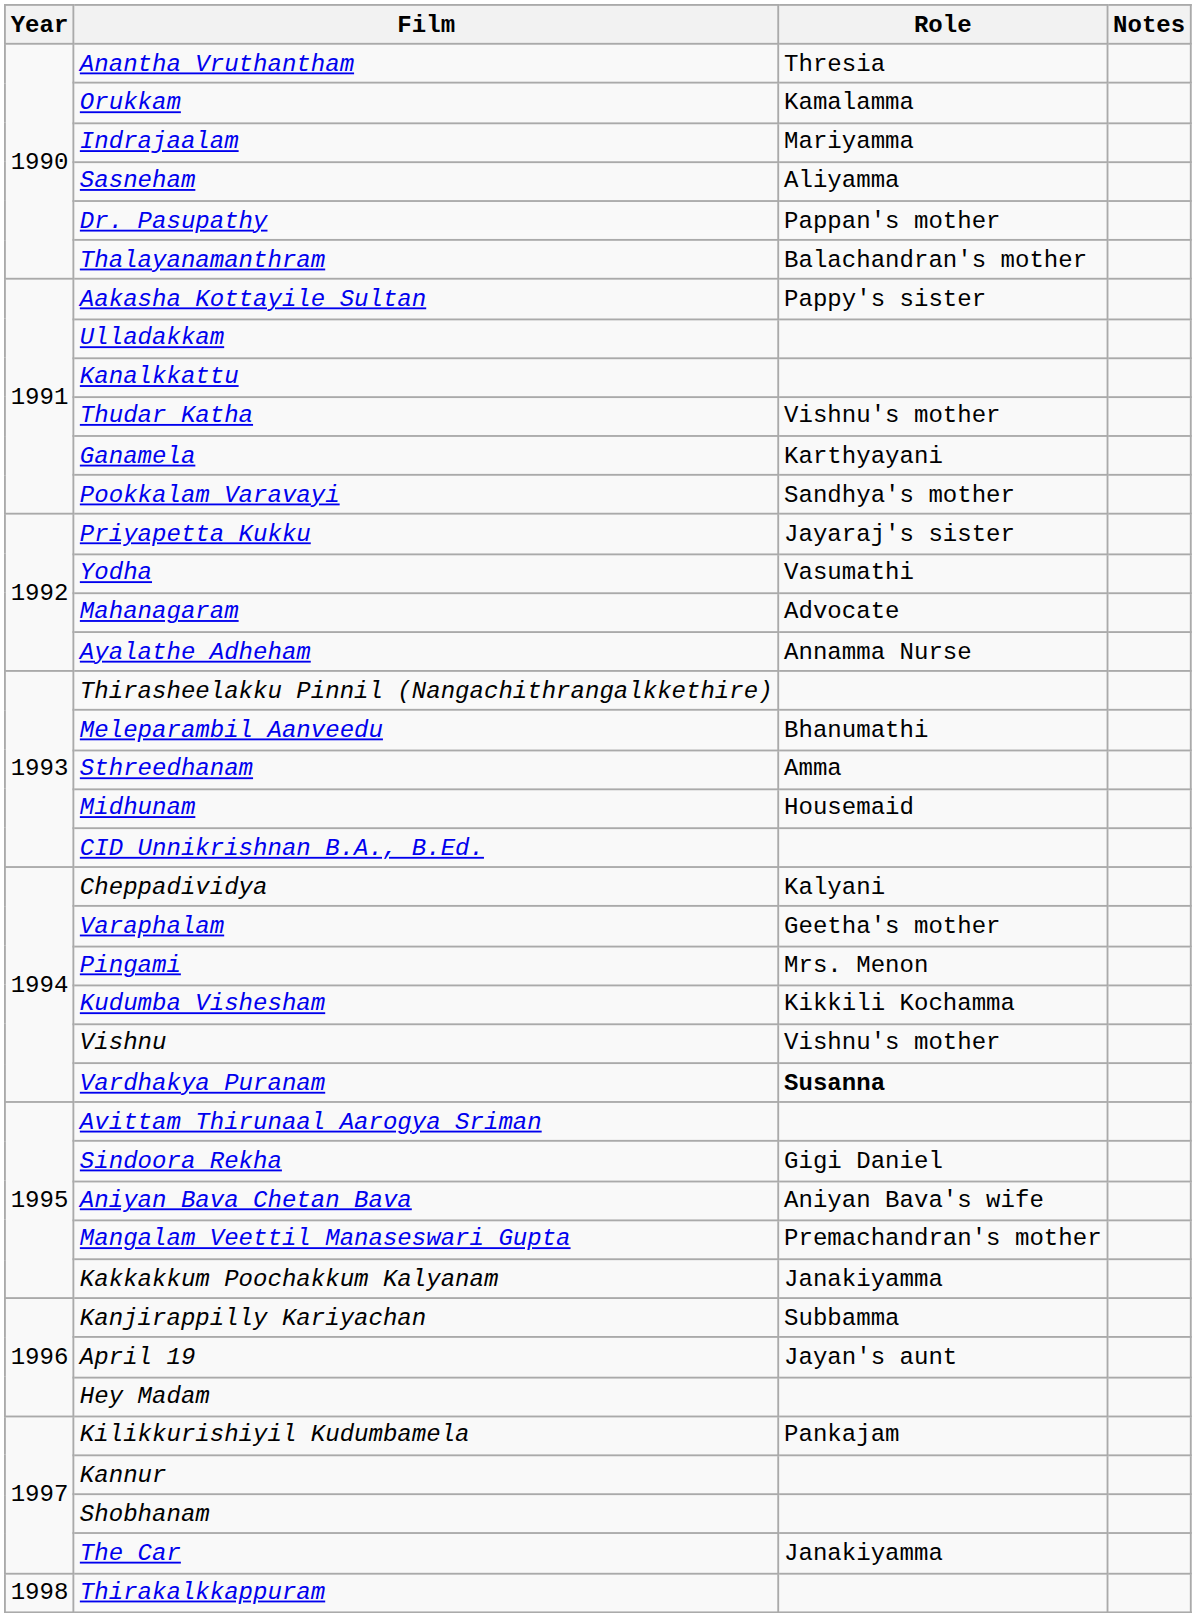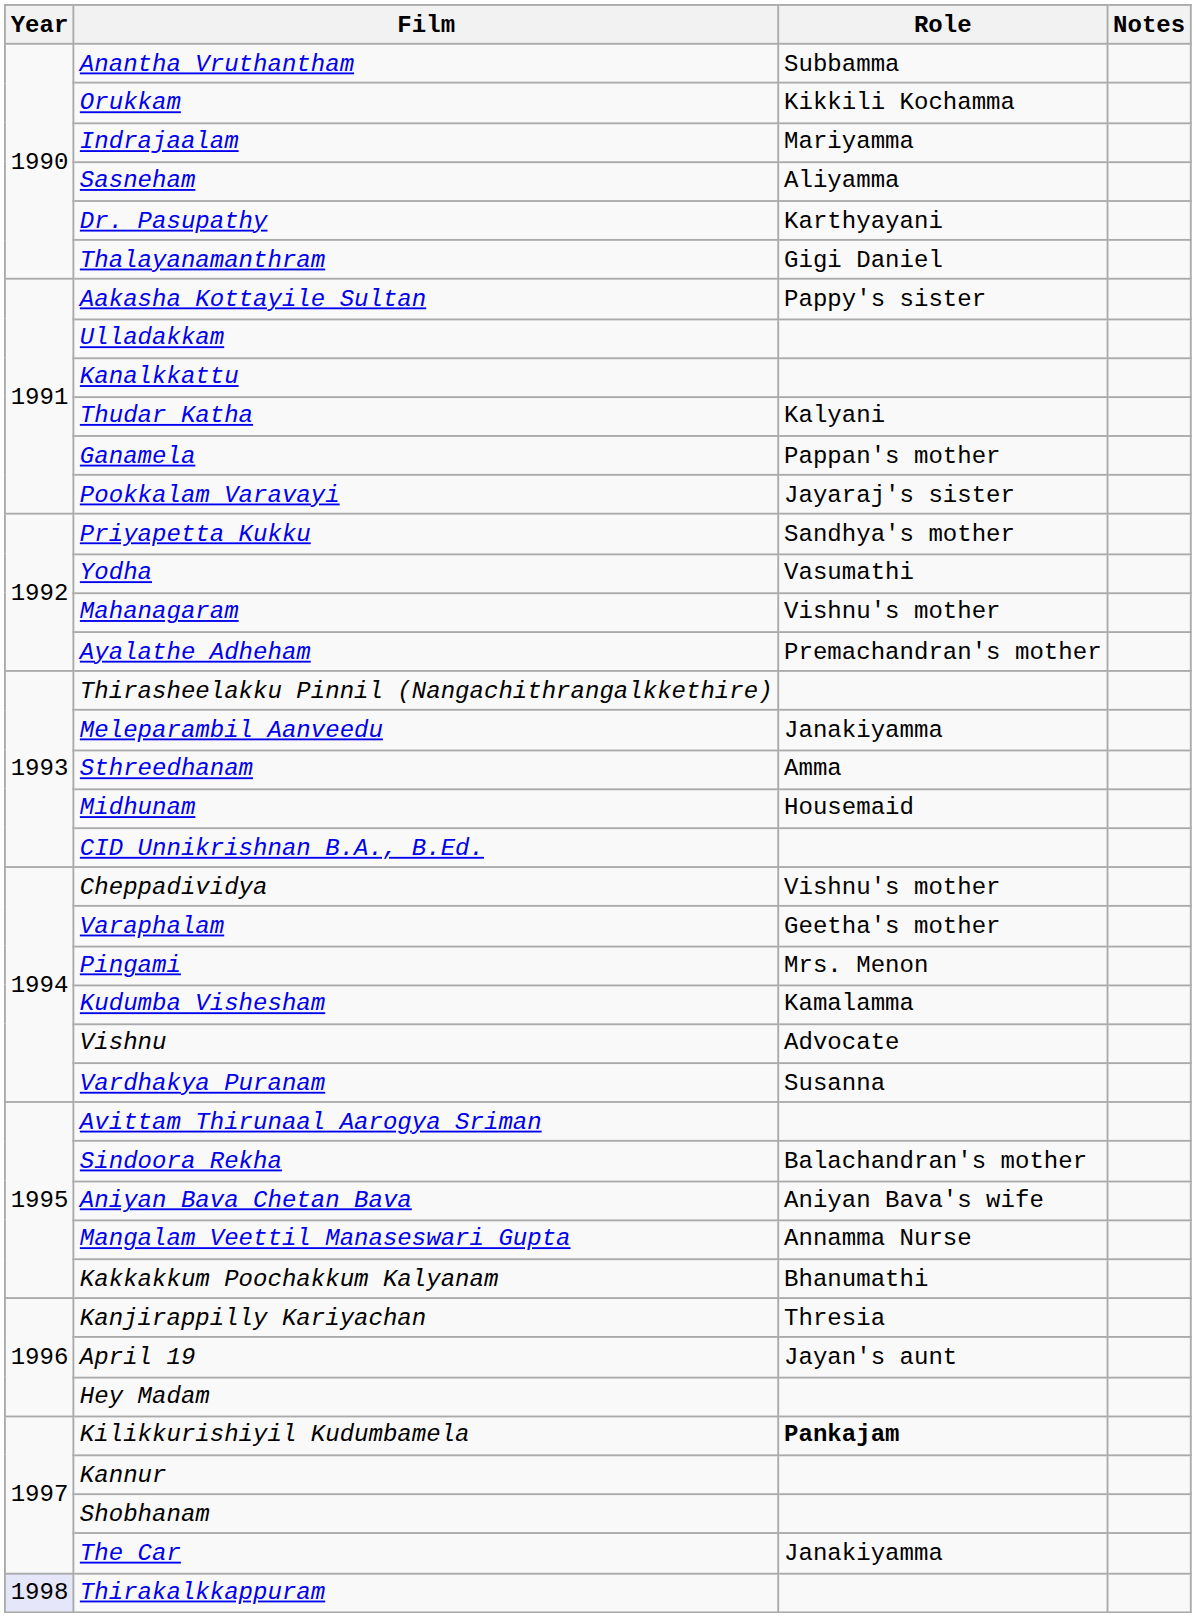(835, 64) Thresia -> (842, 64) Subbamma
(849, 103) Kamalamma -> (900, 103) Kikkili Kochamma
(892, 221) Pappan's mother -> (863, 221) Karthyayani
(936, 260) Balachandran's mother -> (863, 260) Gigi Daniel
(892, 416) Vishnu's mother -> (835, 416) Kalyani
(863, 456) Karthyayani -> (892, 456) Pappan's mother
(900, 495) Sandhya's mother -> (900, 495) Jayaraj's sister
(900, 534) Jayaraj's sister -> (900, 534) Sandhya's mother
(842, 612) Advocate -> (892, 612) Vishnu's mother
(878, 652) Annamma Nurse -> (943, 652) Premachandran's mother
(856, 730) Bhanumathi -> (863, 730) Janakiyamma
(835, 887) Kalyani -> (892, 887) Vishnu's mother
(900, 1004) Kikkili Kochamma -> (849, 1004) Kamalamma
(892, 1044) Vishnu's mother -> (842, 1044) Advocate
(835, 1083) bold -> (835, 1083) normal
(863, 1161) Gigi Daniel -> (936, 1161) Balachandran's mother
(943, 1240) Premachandran's mother -> (878, 1240) Annamma Nurse
(863, 1279) Janakiyamma -> (856, 1279) Bhanumathi
(842, 1318) Subbamma -> (835, 1318) Thresia
(842, 1436) normal -> (842, 1436) bold
(40, 1592) no background -> (40, 1592) lavender background
